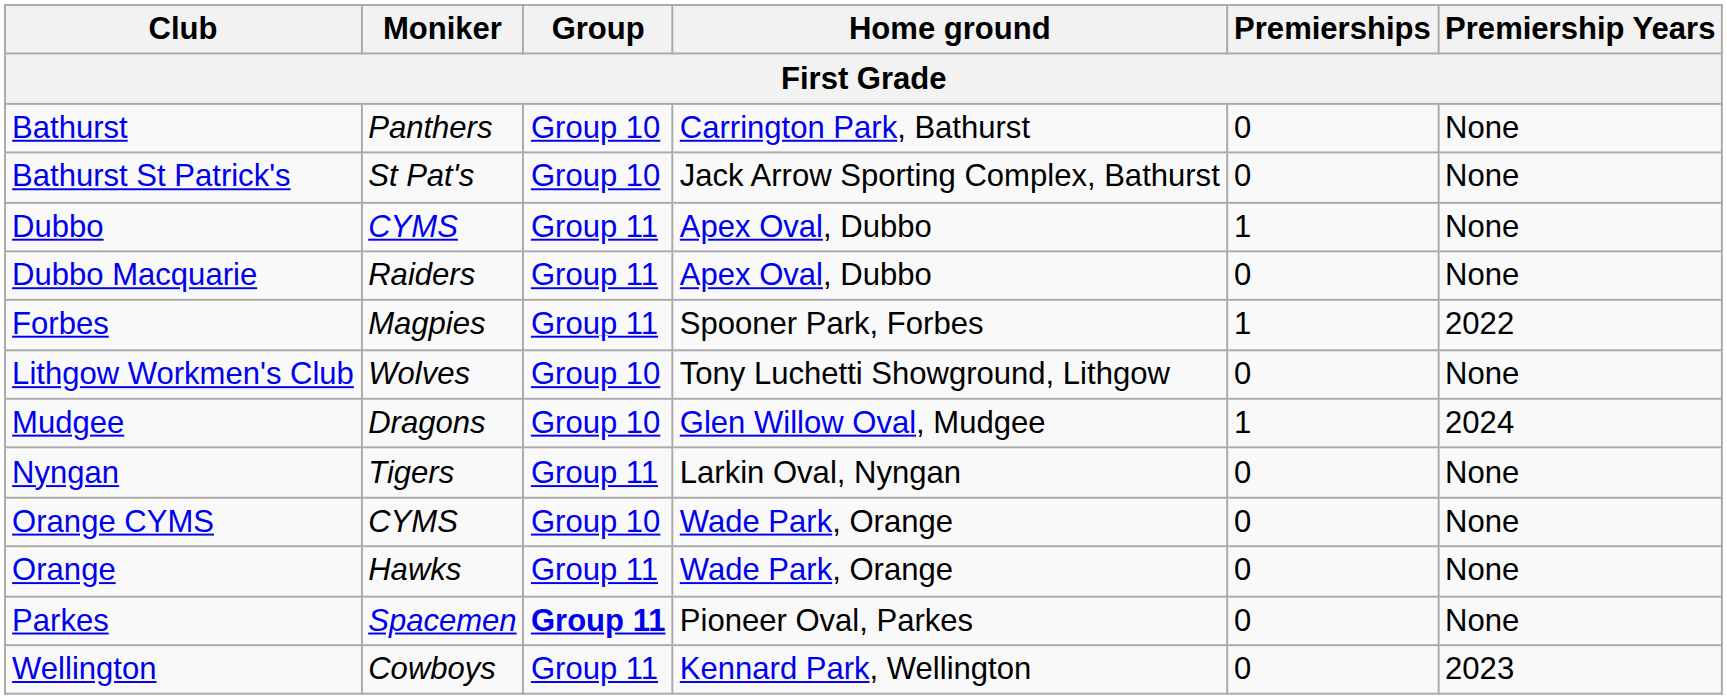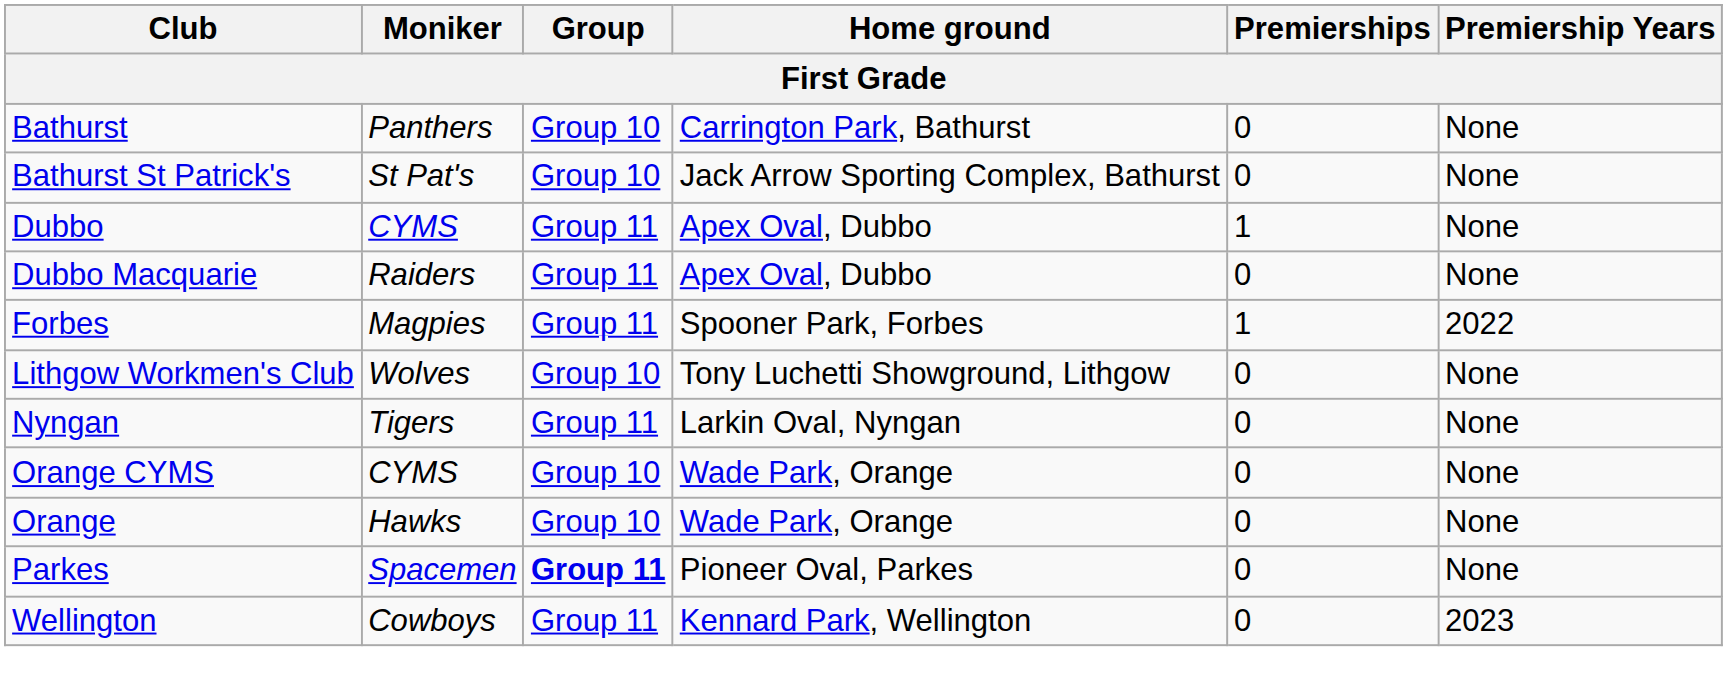- row: (68, 422)
(594, 570) Group 11 -> (596, 521) Group 10
